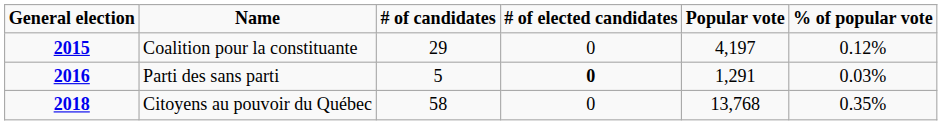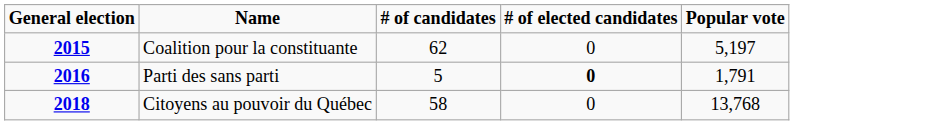- column: (863, 18)
(438, 47) 29 -> (438, 47) 62
(735, 47) 4,197 -> (735, 47) 5,197
(735, 76) 1,291 -> (735, 76) 1,791
